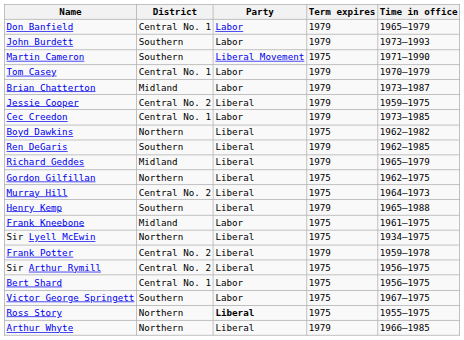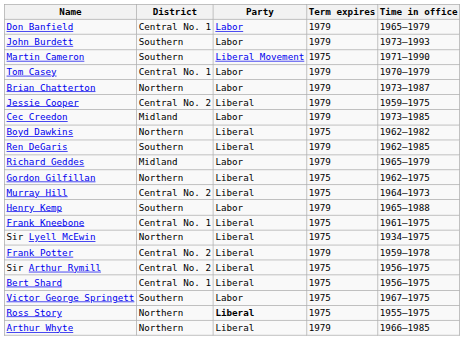(158, 87) Midland -> (161, 87) Northern
(175, 117) Central No. 1 -> (158, 117) Midland
(235, 162) Liberal -> (229, 162) Labor
(235, 207) Liberal -> (229, 207) Labor
(158, 222) Midland -> (175, 222) Central No. 1
(229, 222) Labor -> (235, 222) Liberal
(229, 283) Labor -> (235, 283) Liberal
